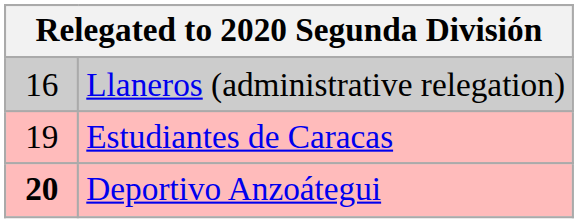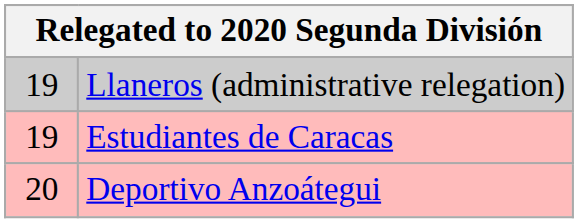(42, 83) 16 -> (42, 83) 19
(42, 189) bold -> (42, 189) normal
